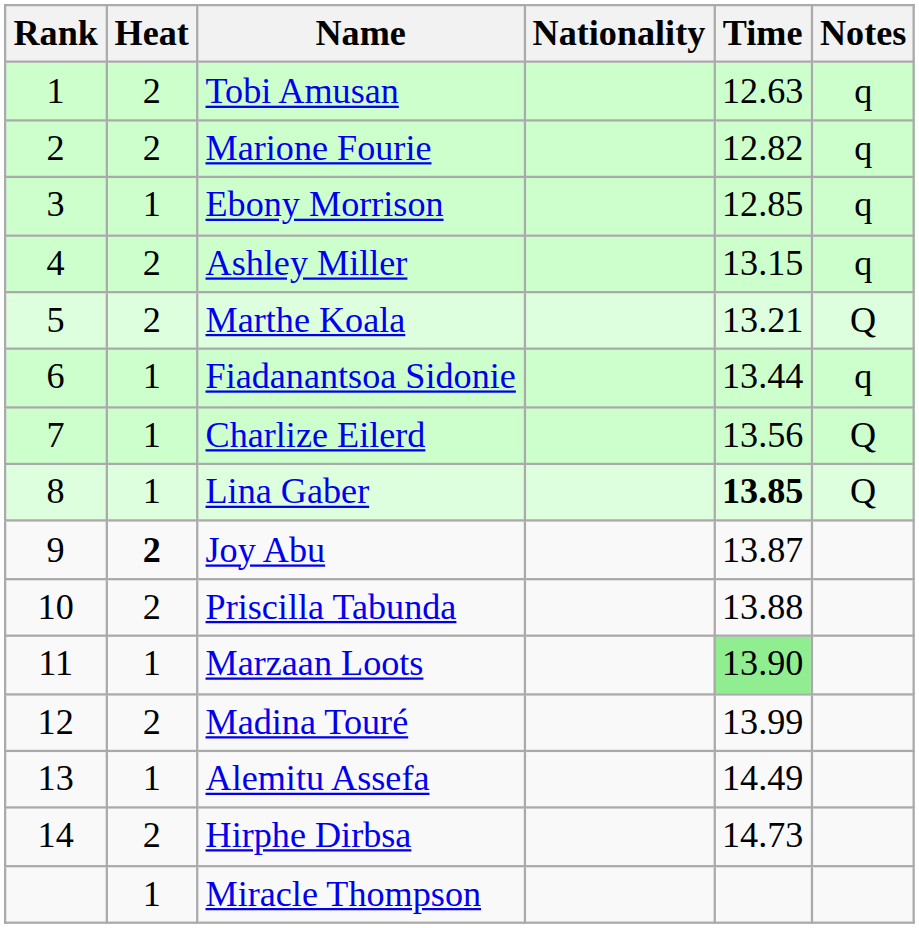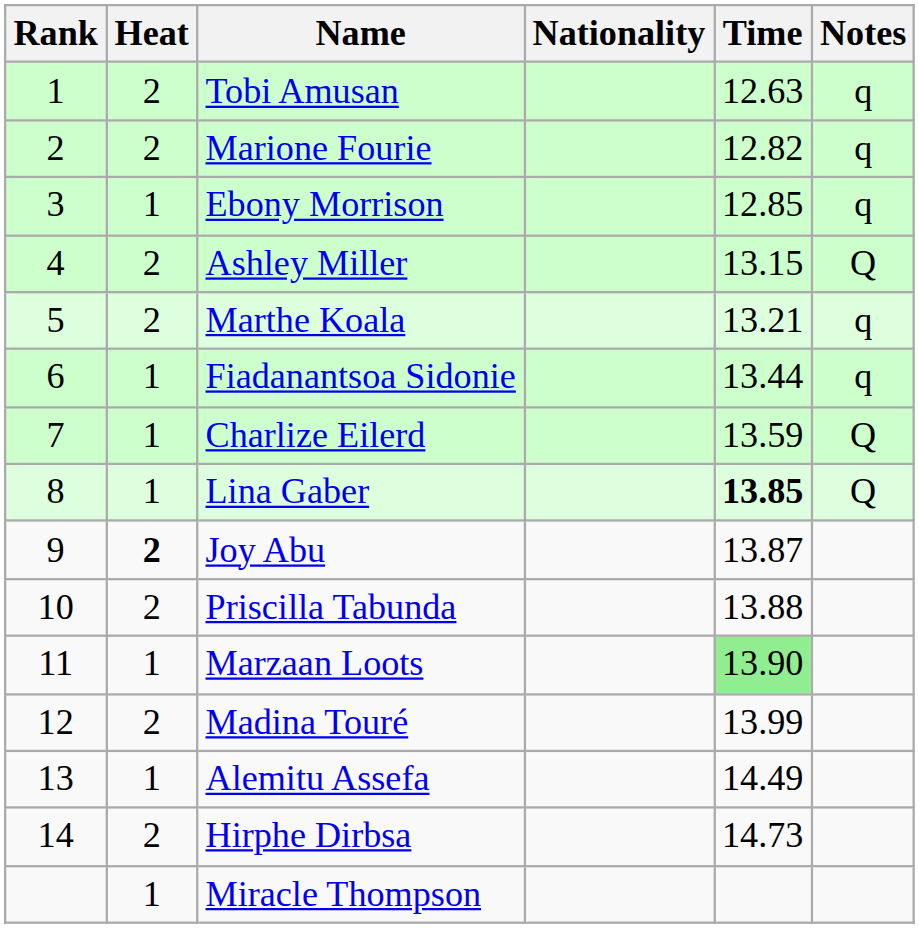(863, 262) q -> (863, 262) Q
(863, 319) Q -> (863, 319) q
(763, 434) 13.56 -> (763, 434) 13.59
